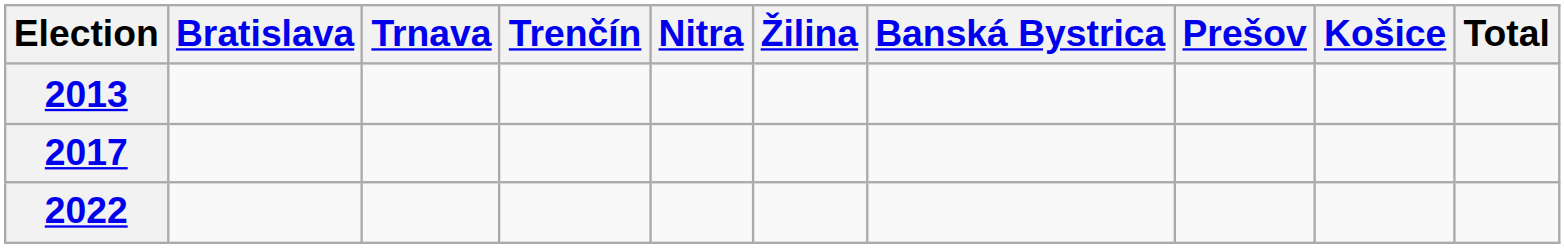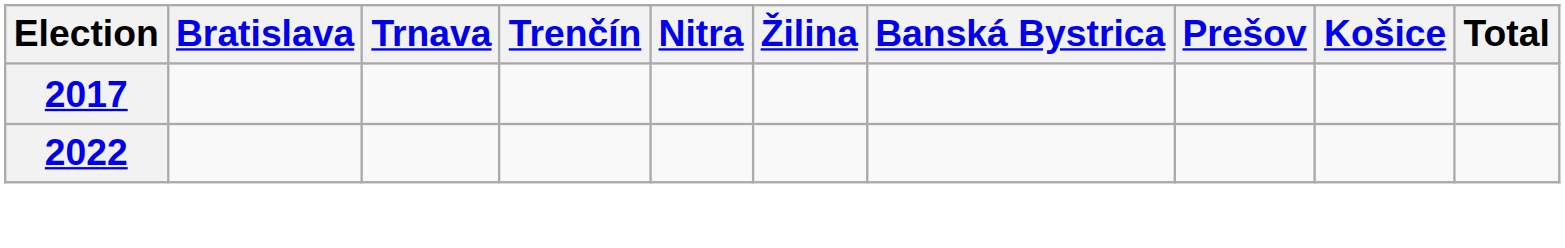- row: (86, 93)
